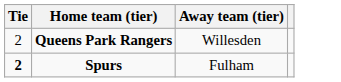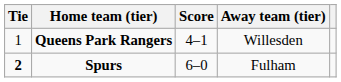+ column: (196, 16)
(18, 40) 2 -> (18, 40) 1
